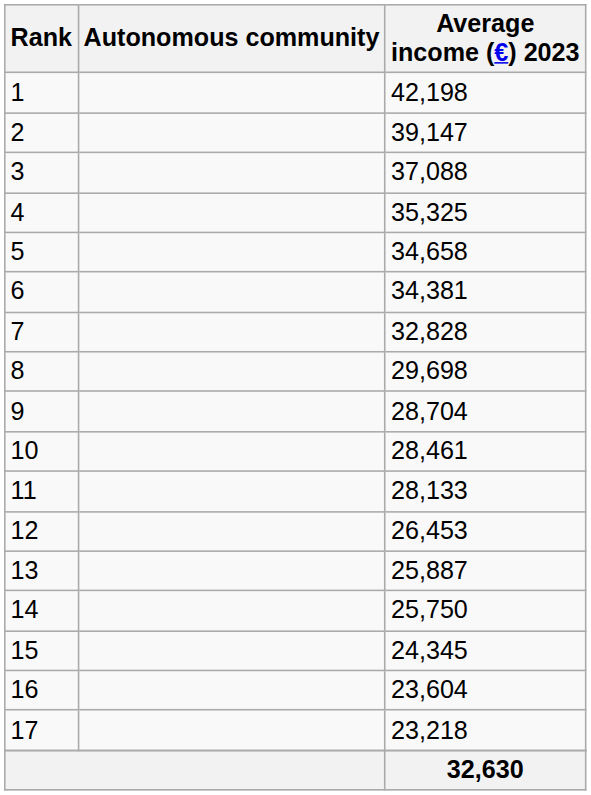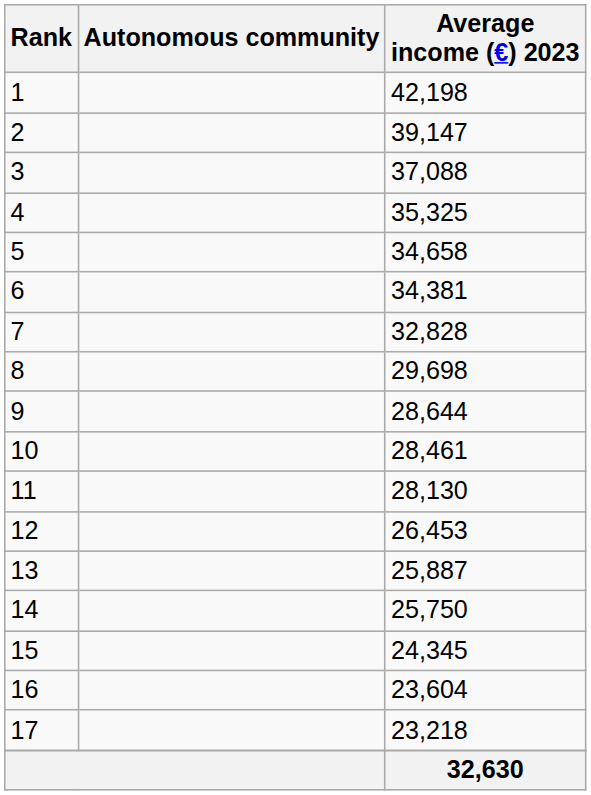(429, 411) 28,704 -> (429, 411) 28,644
(429, 490) 28,133 -> (429, 490) 28,130
